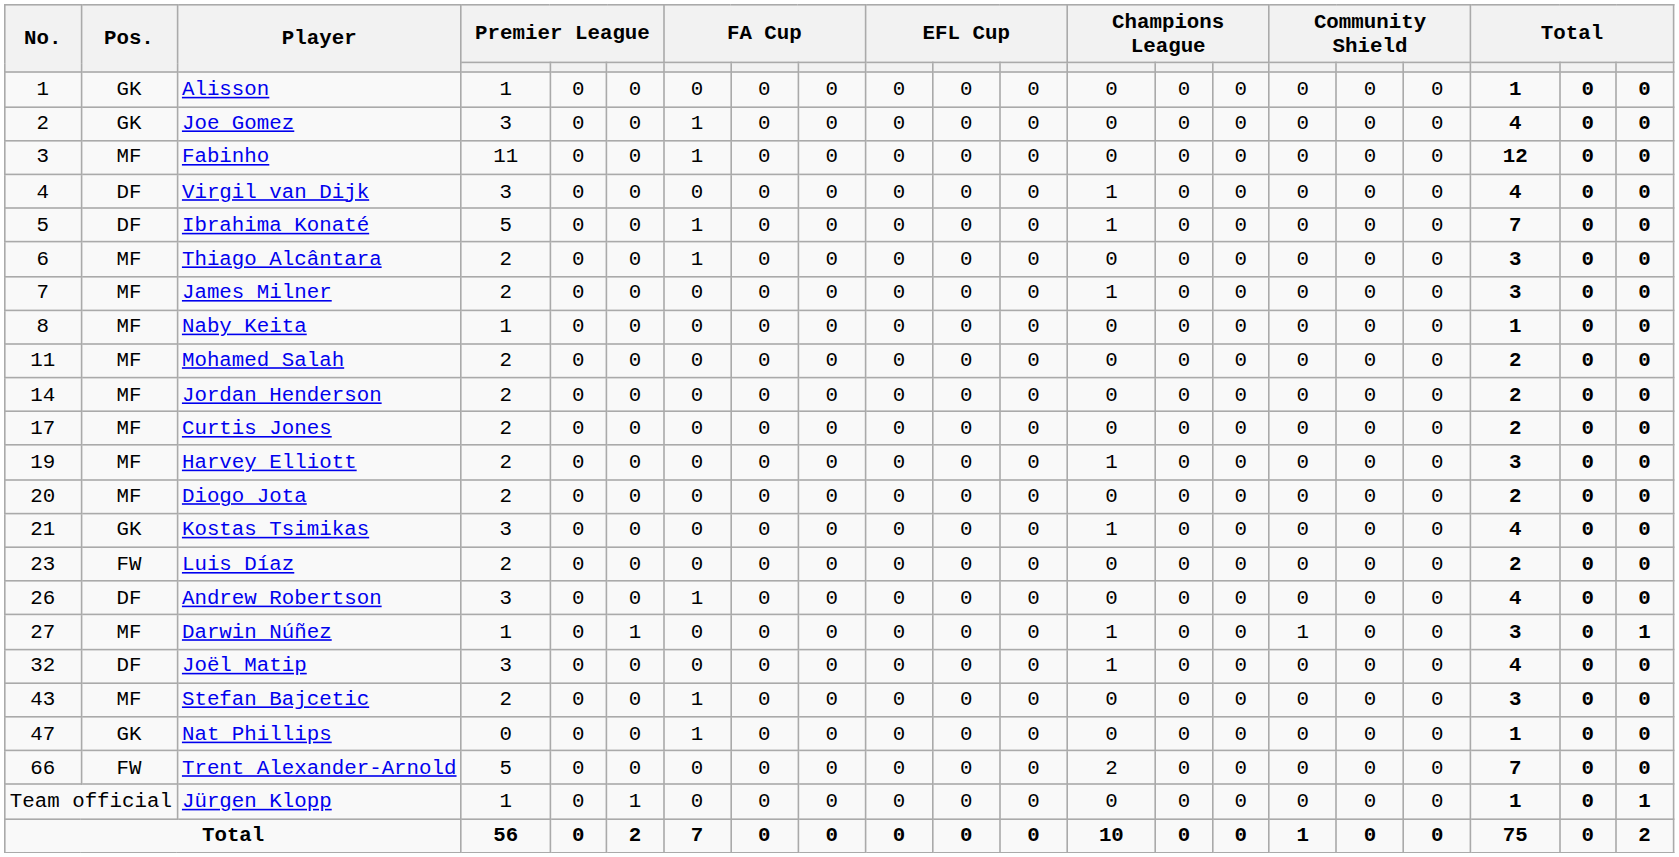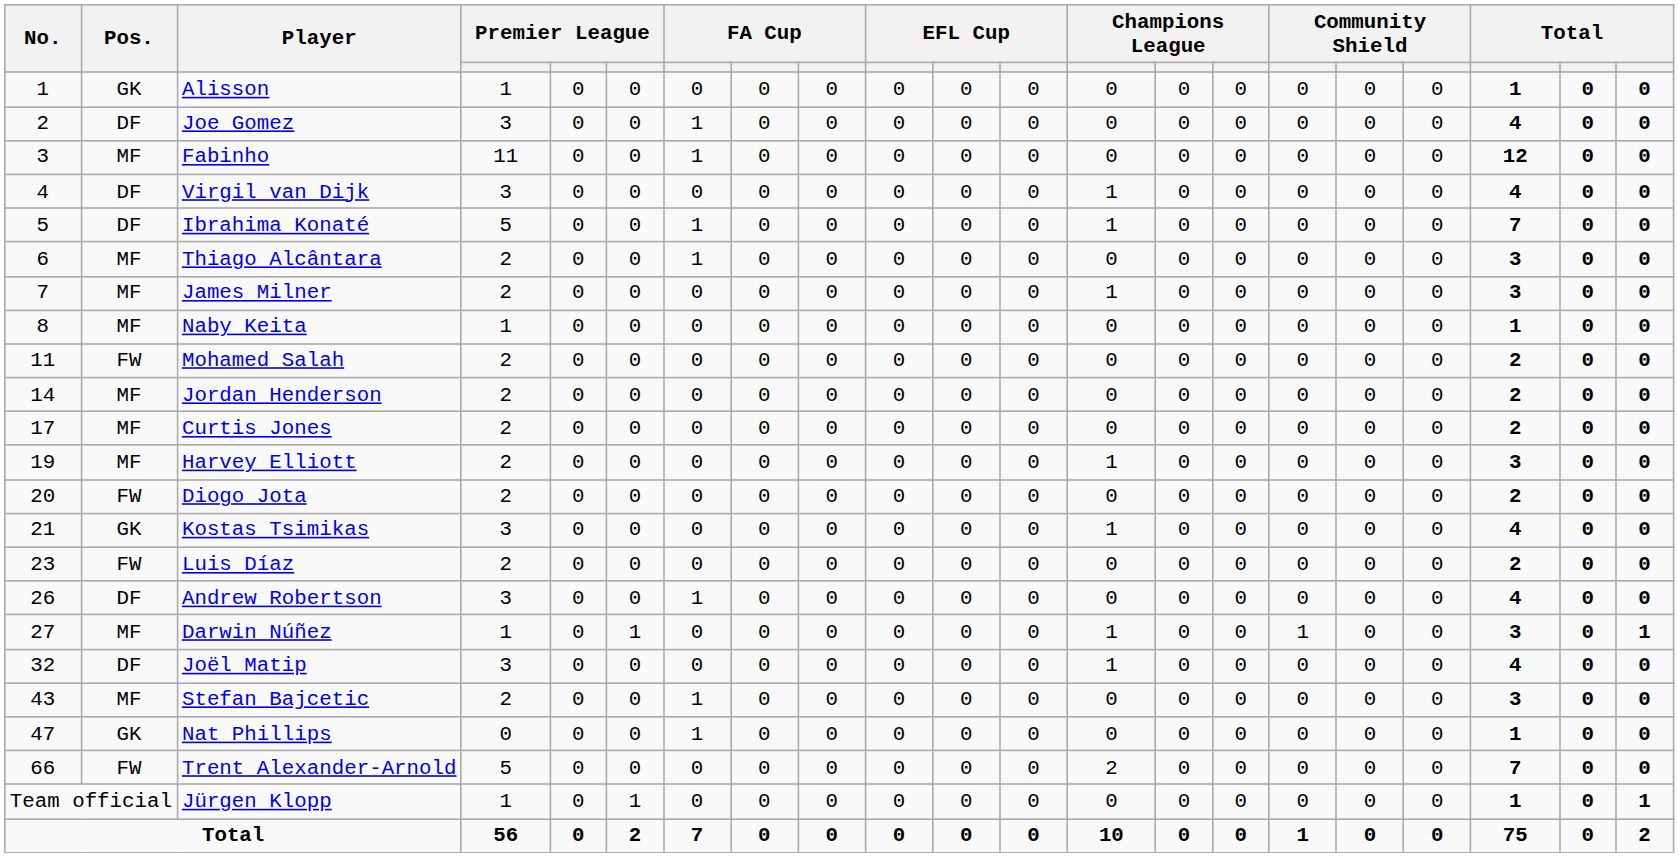(129, 123) GK -> (129, 123) DF
(129, 361) MF -> (129, 361) FW
(129, 496) MF -> (129, 496) FW
